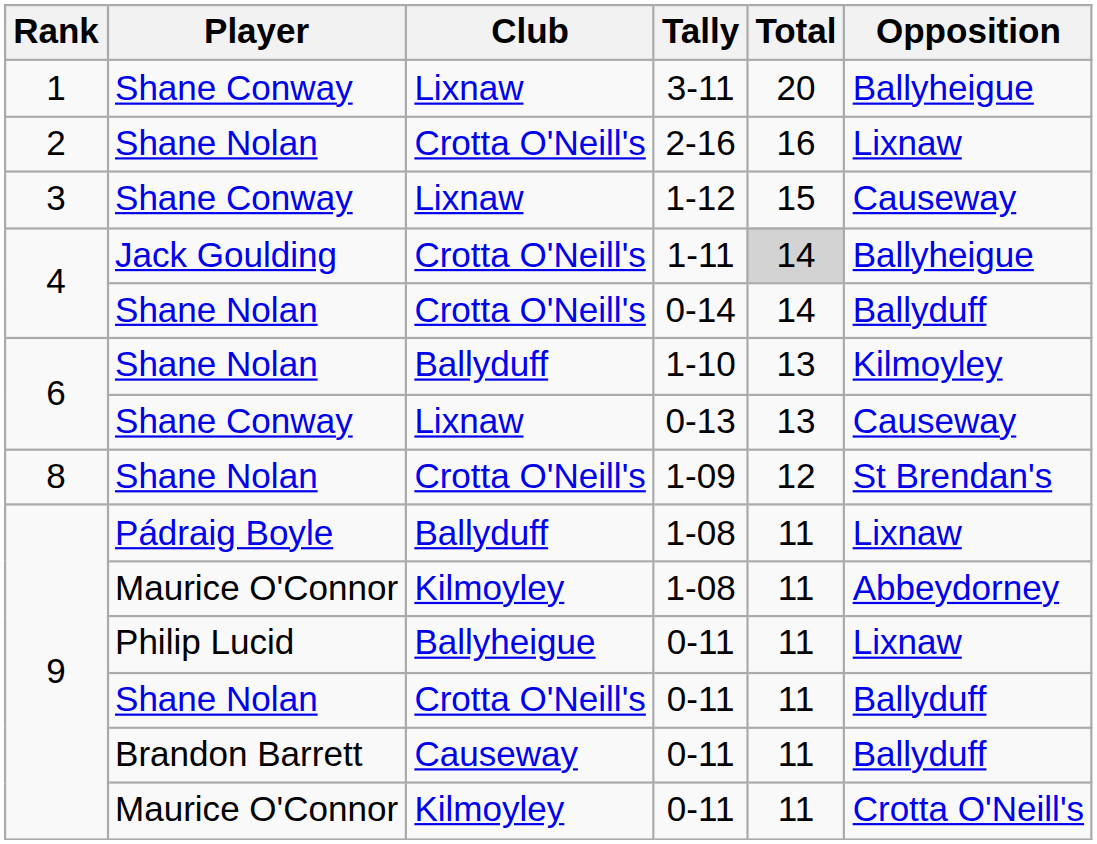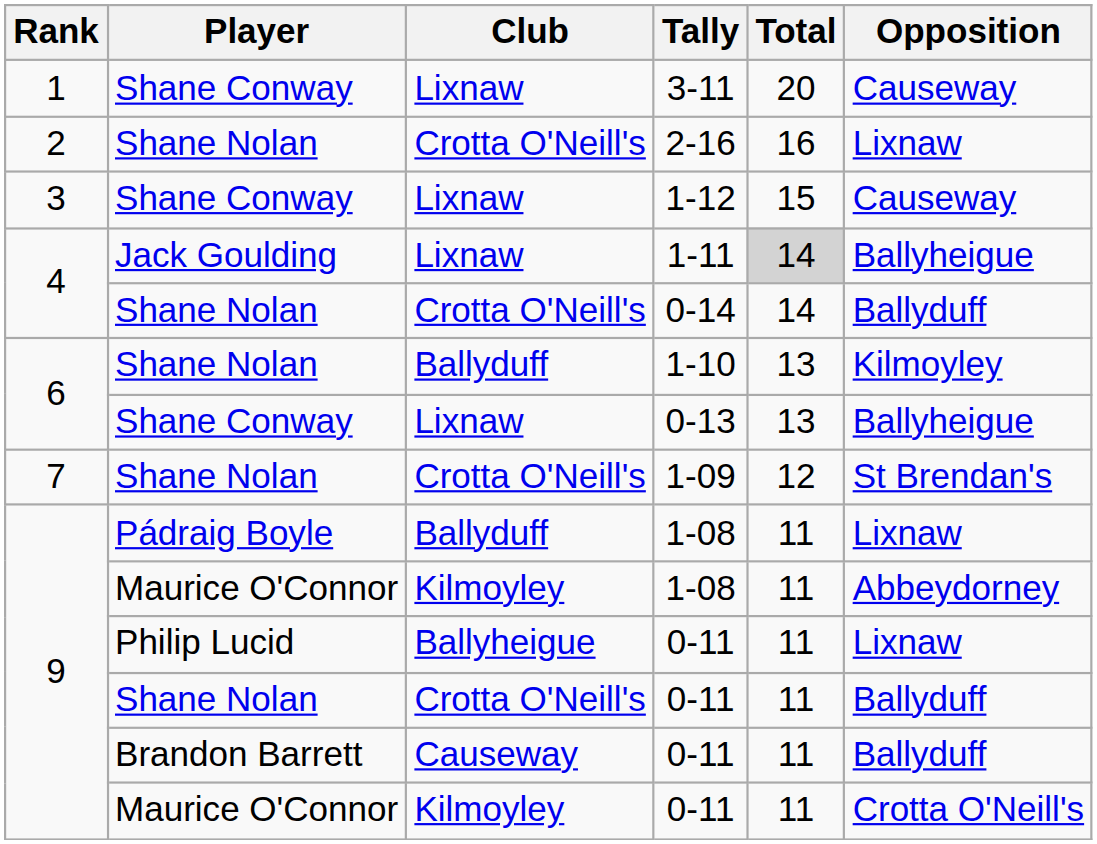(943, 87) Ballyheigue -> (934, 87) Causeway
(530, 254) Crotta O'Neill's -> (469, 254) Lixnaw
(934, 421) Causeway -> (943, 421) Ballyheigue
(56, 476) 8 -> (56, 476) 7
